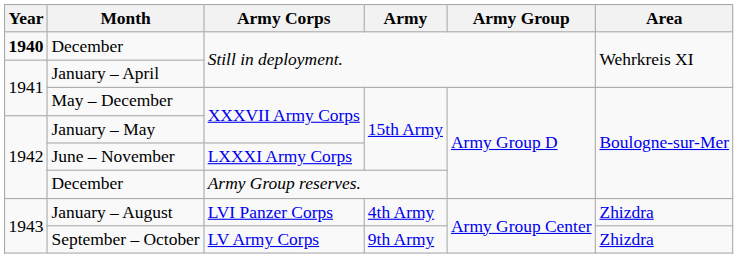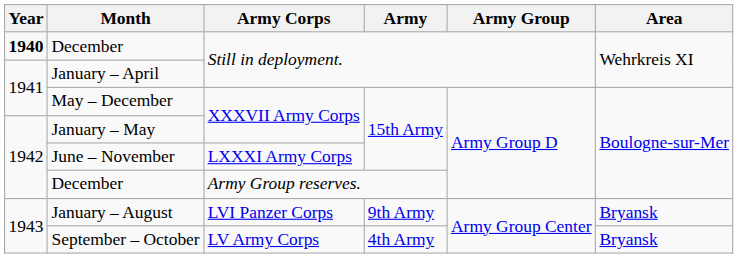(401, 211) 4th Army -> (401, 211) 9th Army
(627, 211) Zhizdra -> (629, 211) Bryansk
(401, 239) 9th Army -> (401, 239) 4th Army
(627, 239) Zhizdra -> (629, 239) Bryansk
